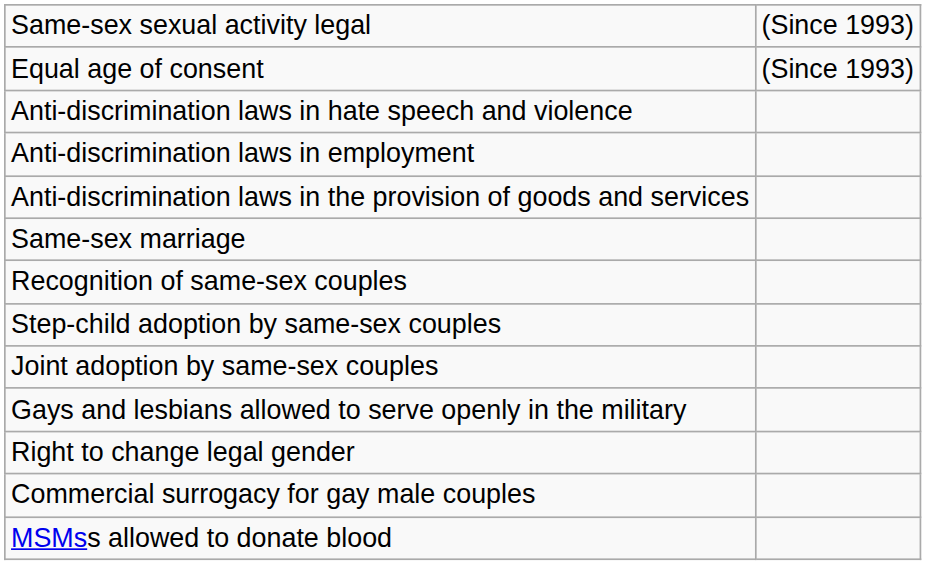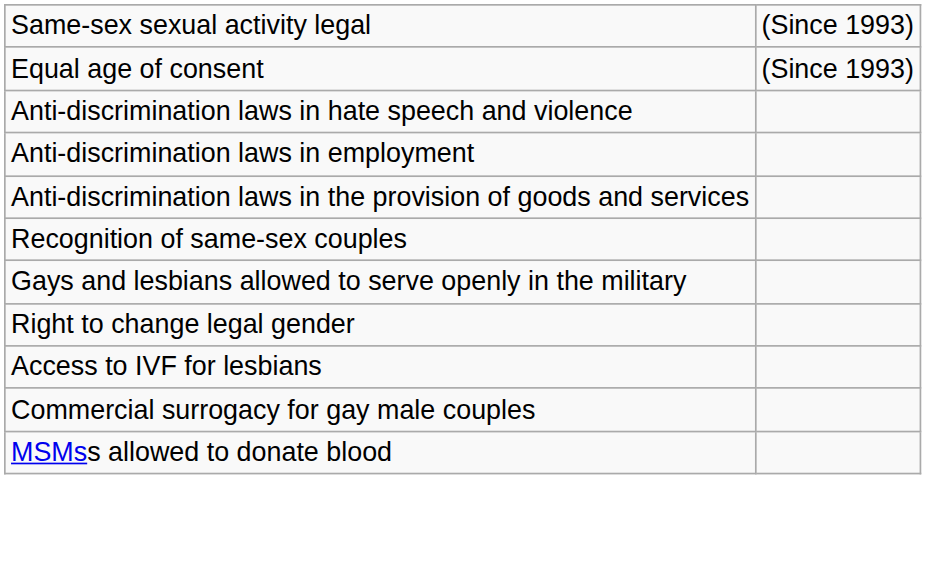- row: (128, 238)
- row: (256, 324)
- row: (225, 366)
+ row: (166, 366)
